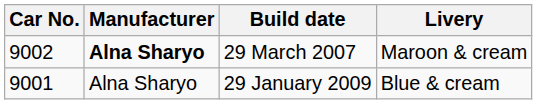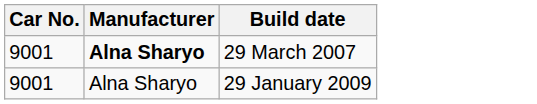- column: (454, 20)
(31, 51) 9002 -> (31, 51) 9001
